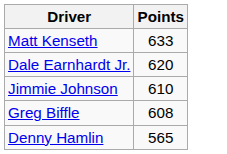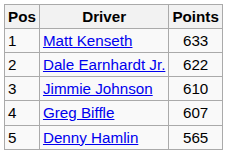+ column: (22, 17)
(161, 65) 620 -> (196, 65) 622
(161, 113) 608 -> (196, 113) 607
